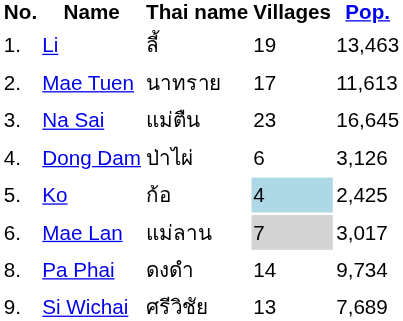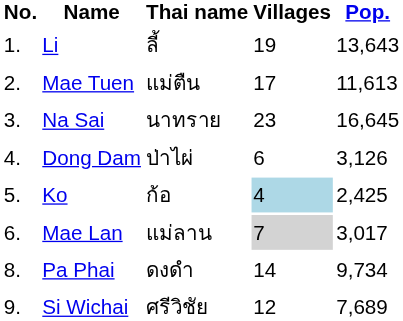(368, 45) 13,463 -> (368, 45) 13,643
(184, 83) นาทราย -> (173, 83) แม่ตืน
(173, 120) แม่ตืน -> (184, 120) นาทราย
(265, 307) 13 -> (265, 307) 12
